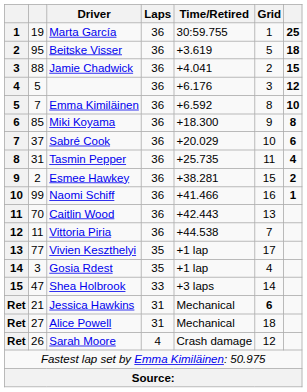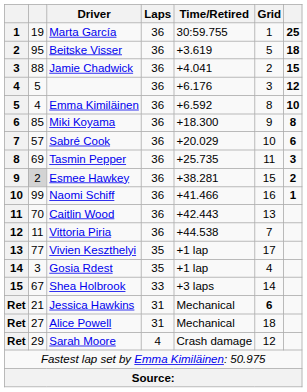(37, 105) 7 -> (37, 105) 4
(37, 141) 37 -> (37, 141) 57
(37, 159) 31 -> (37, 159) 69
(293, 159) 4 -> (293, 159) 3
(37, 178) no background -> (37, 178) lightgrey background
(37, 287) 47 -> (37, 287) 67
(37, 341) 26 -> (37, 341) 29
